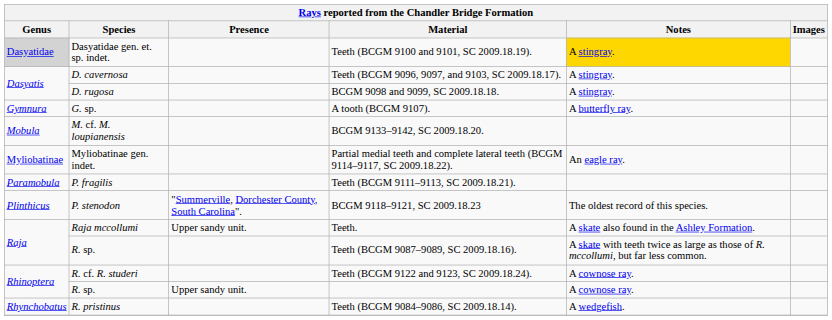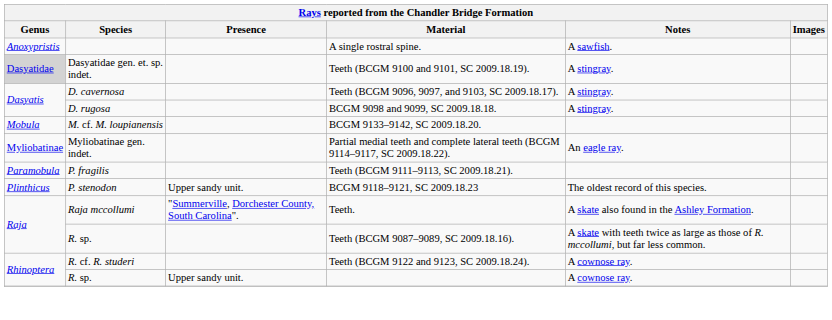+ row: (116, 46)
(592, 52) gold background -> (590, 69) no background
- row: (84, 108)
(244, 205) "Summerville, Dorchester County, South Carolina". -> (206, 187) Upper sandy unit.
(209, 227) Upper sandy unit. -> (241, 210) "Summerville, Dorchester County, South Carolina".
- row: (96, 306)
